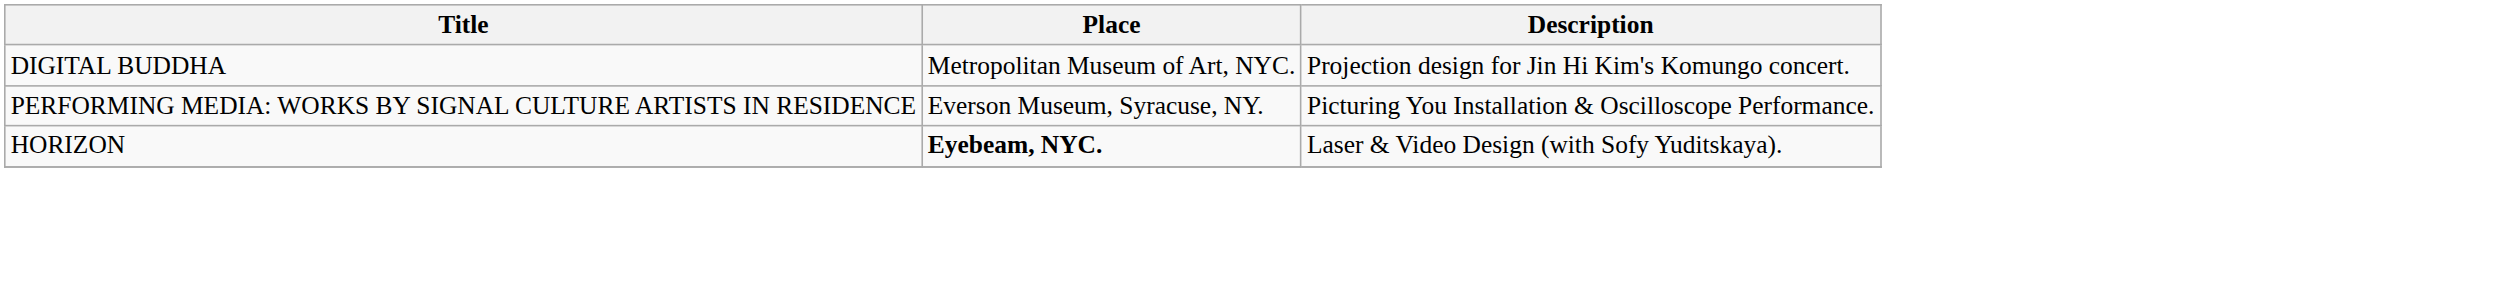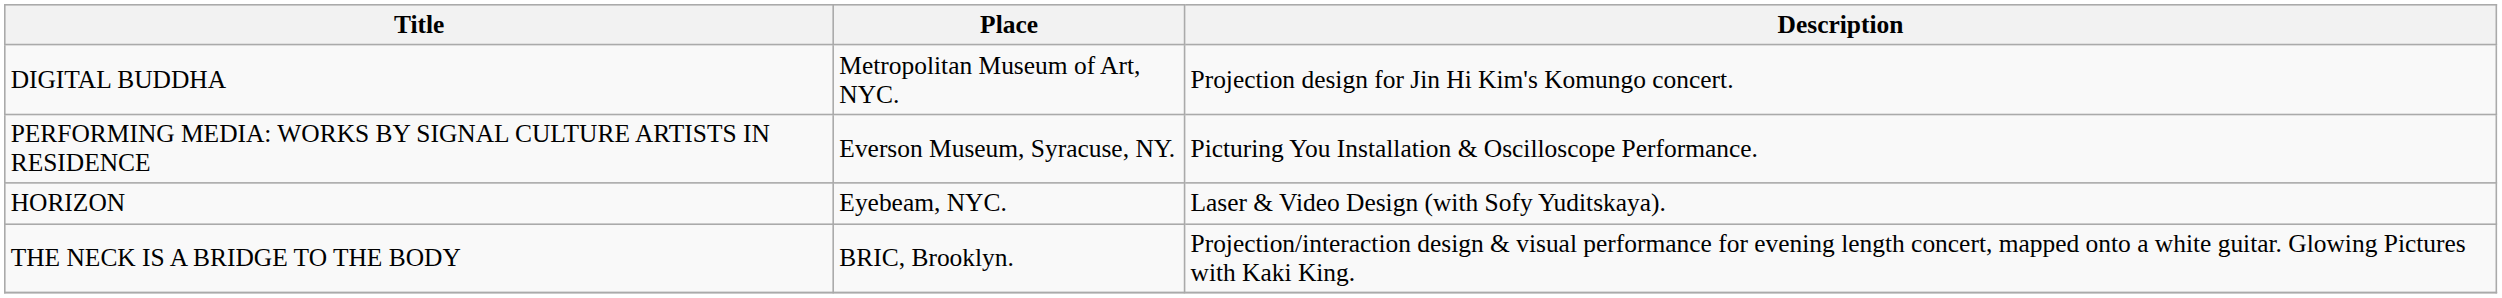(1015, 145) bold -> (923, 202) normal
+ row: (236, 257)
